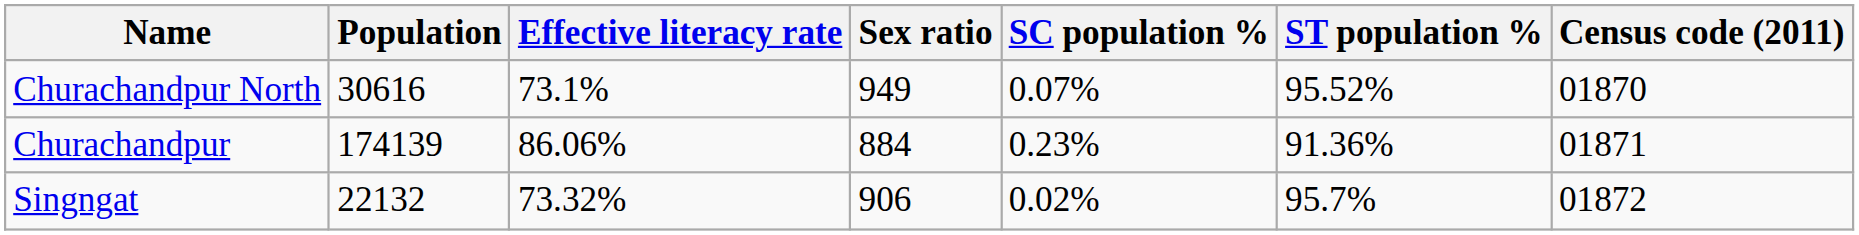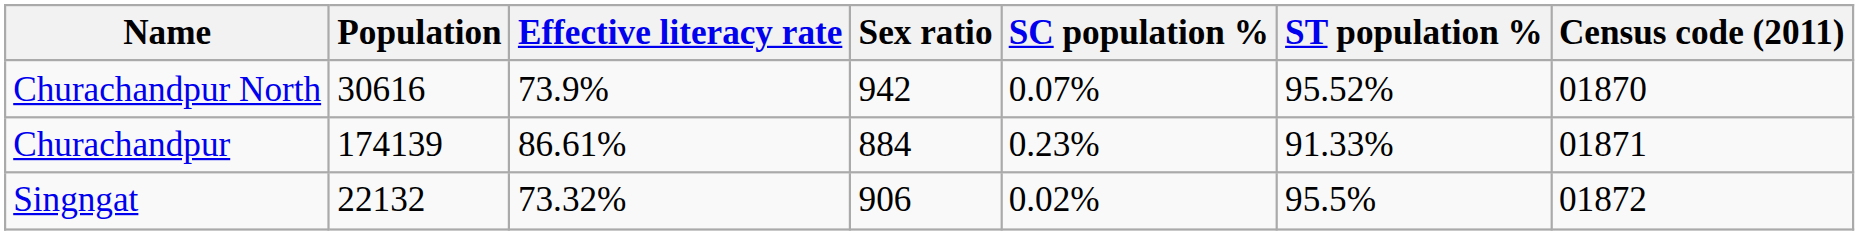(563, 88) 73.1% -> (563, 88) 73.9%
(885, 88) 949 -> (885, 88) 942
(572, 144) 86.06% -> (572, 144) 86.61%
(1339, 144) 91.36% -> (1339, 144) 91.33%
(1331, 199) 95.7% -> (1331, 199) 95.5%
